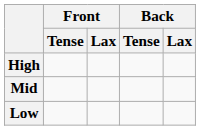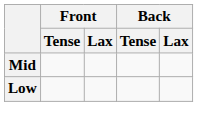- row: (24, 64)
